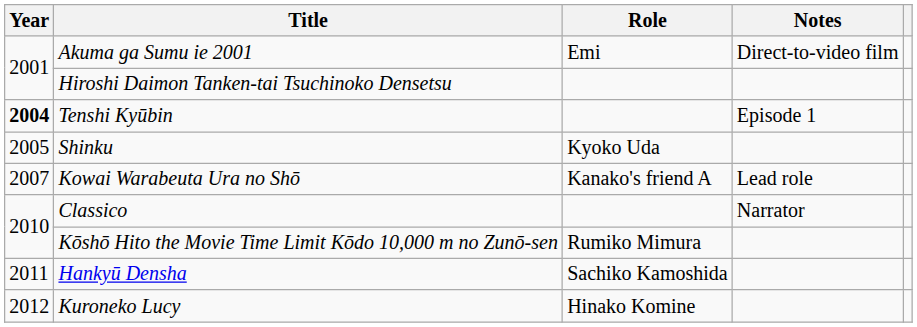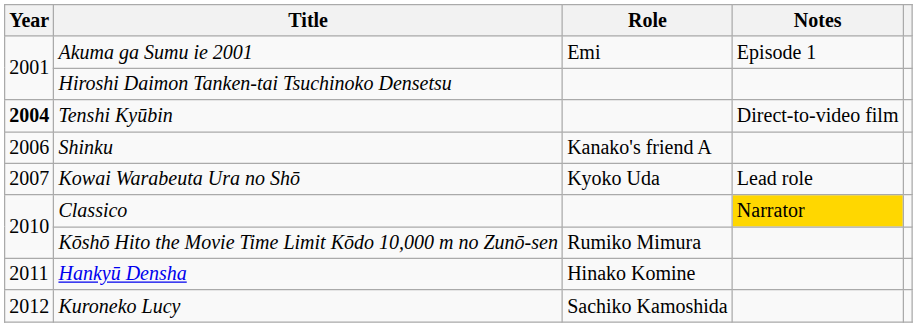(818, 52) Direct-to-video film -> (777, 52) Episode 1
(777, 115) Episode 1 -> (818, 115) Direct-to-video film
(29, 147) 2005 -> (29, 147) 2006
(614, 147) Kyoko Uda -> (639, 147) Kanako's friend A
(639, 178) Kanako's friend A -> (614, 178) Kyoko Uda
(771, 210) no background -> (771, 210) gold background
(647, 274) Sachiko Kamoshida -> (631, 274) Hinako Komine
(631, 305) Hinako Komine -> (647, 305) Sachiko Kamoshida
